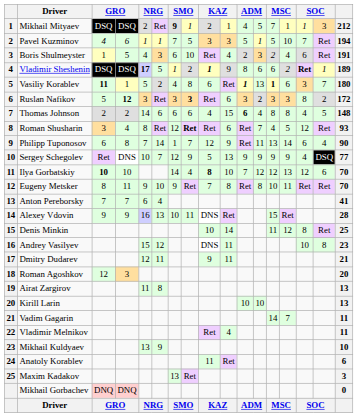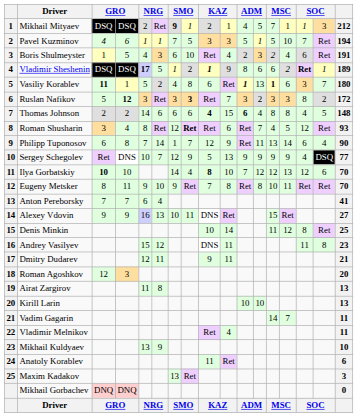(229, 98) 6 -> (229, 98) 7
(209, 113) normal -> (209, 113) bold
(344, 215) 28 -> (344, 215) 27
(305, 244) 10 -> (305, 244) 11
